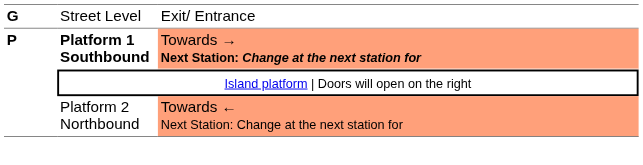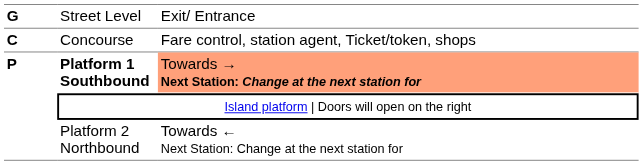+ row: (97, 40)
(282, 116) lightsalmon background -> (282, 139) no background
